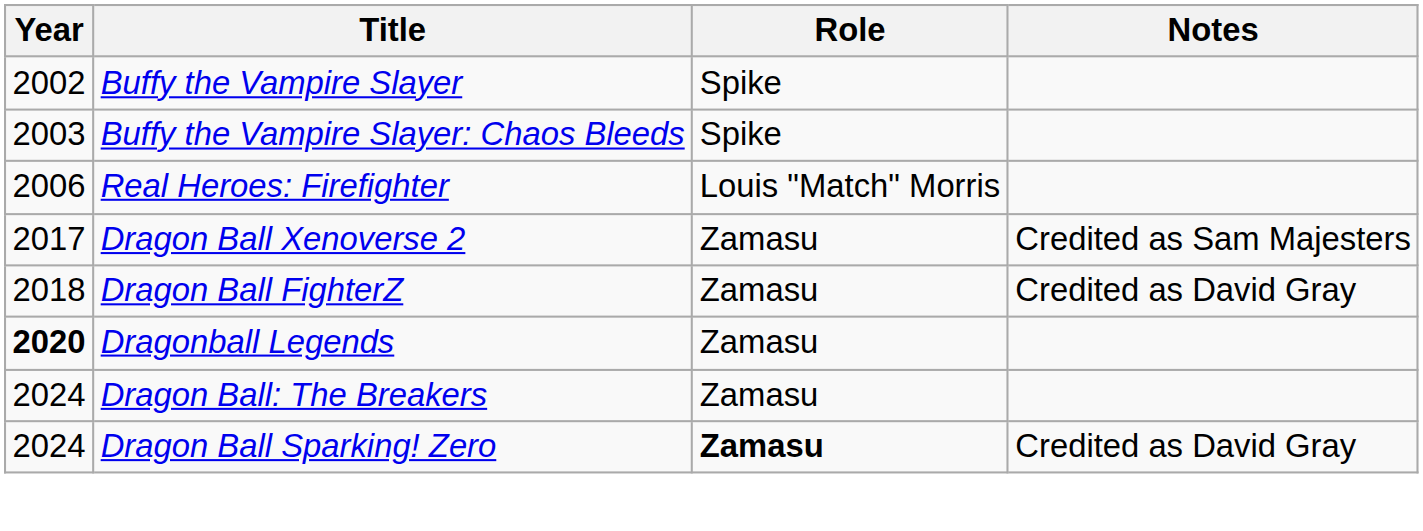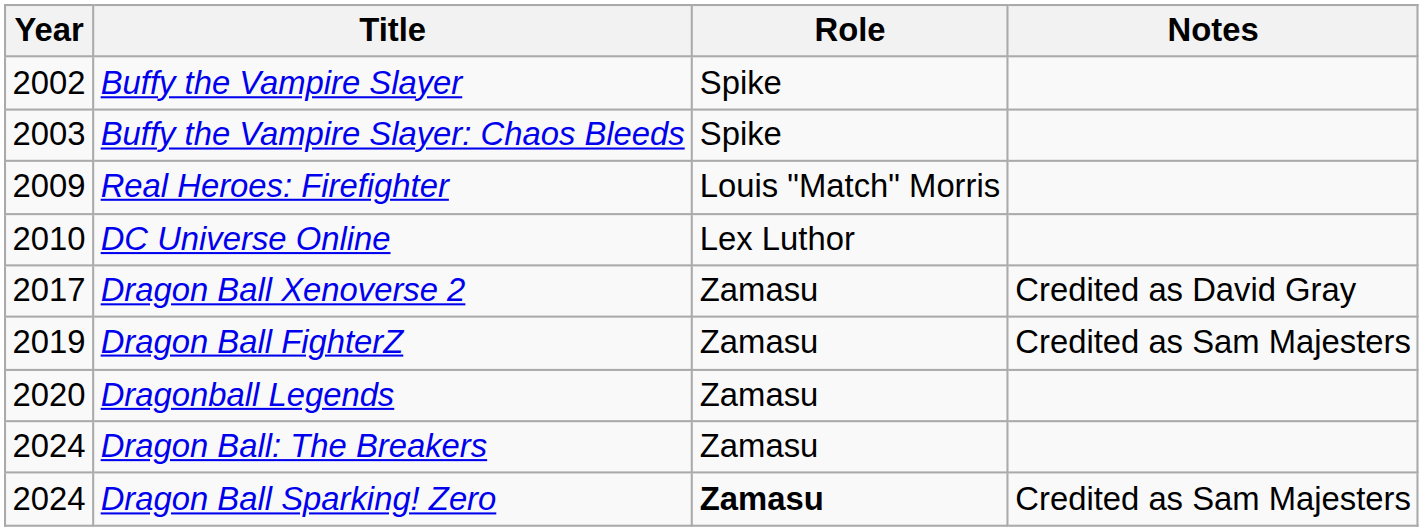(49, 186) 2006 -> (49, 186) 2009
+ row: (246, 238)
(1213, 238) Credited as Sam Majesters -> (1186, 290) Credited as David Gray
(49, 290) 2018 -> (49, 342) 2019
(1186, 290) Credited as David Gray -> (1213, 342) Credited as Sam Majesters
(49, 342) bold -> (49, 394) normal
(1186, 446) Credited as David Gray -> (1213, 498) Credited as Sam Majesters
